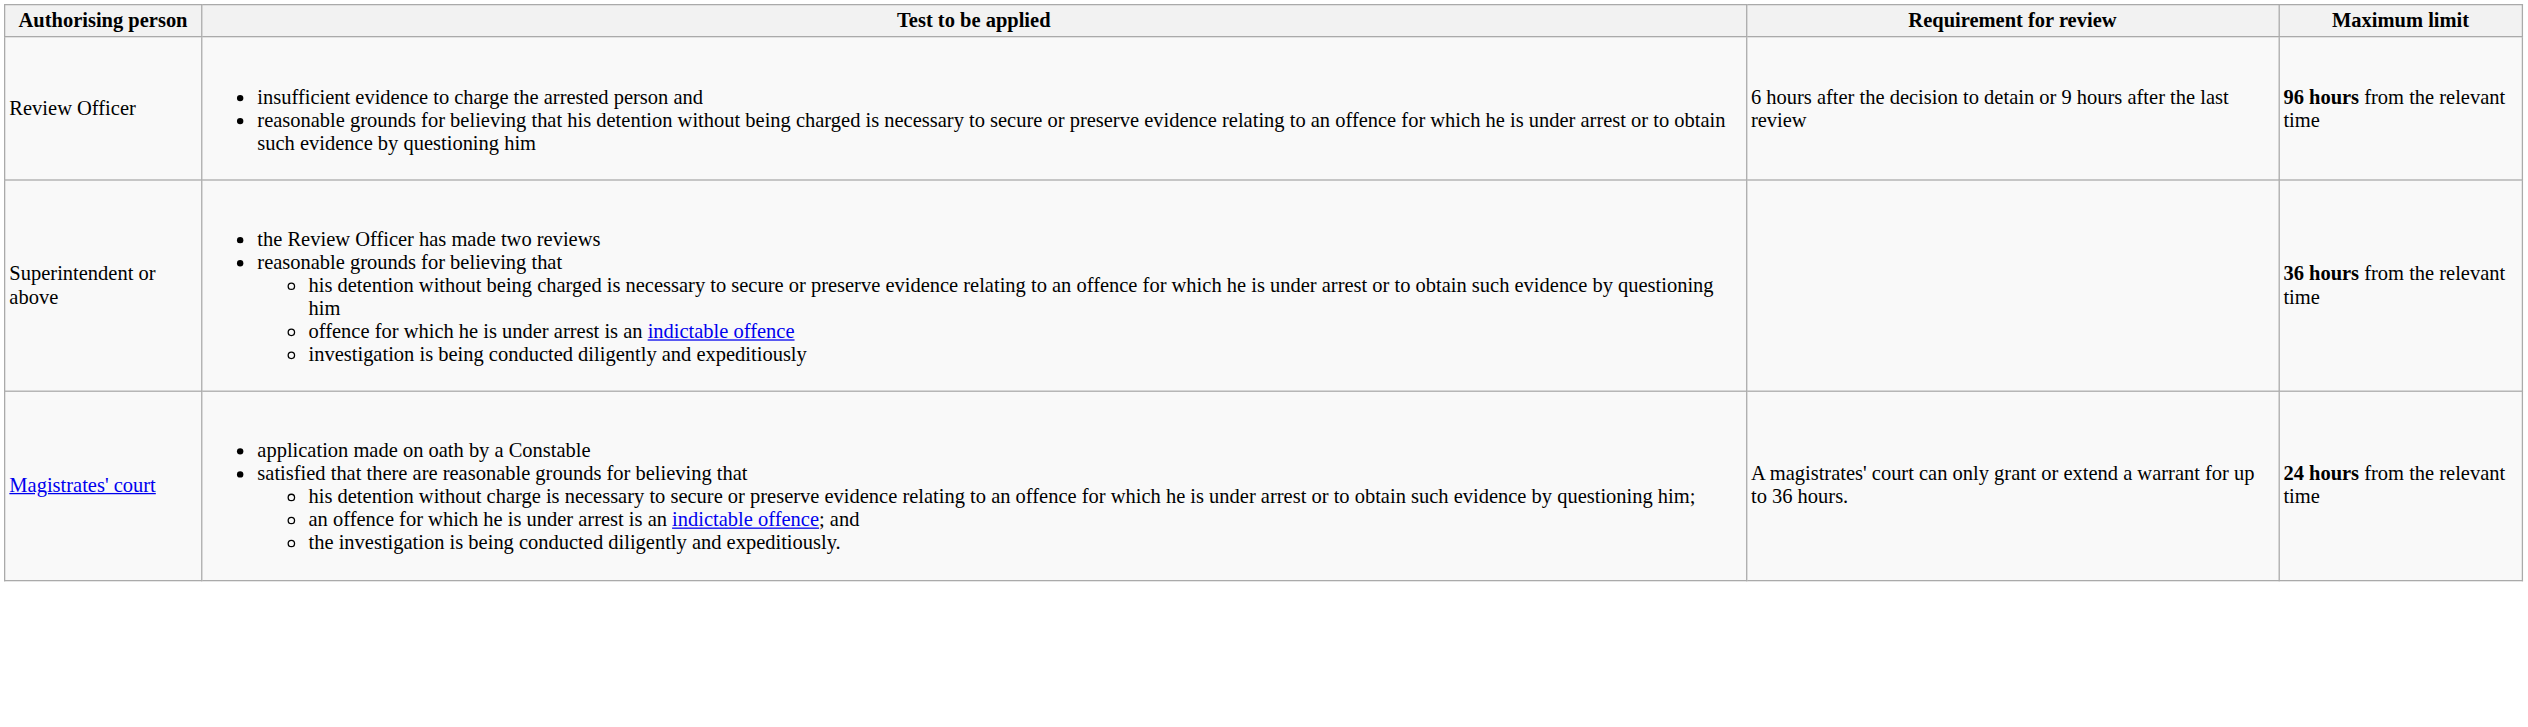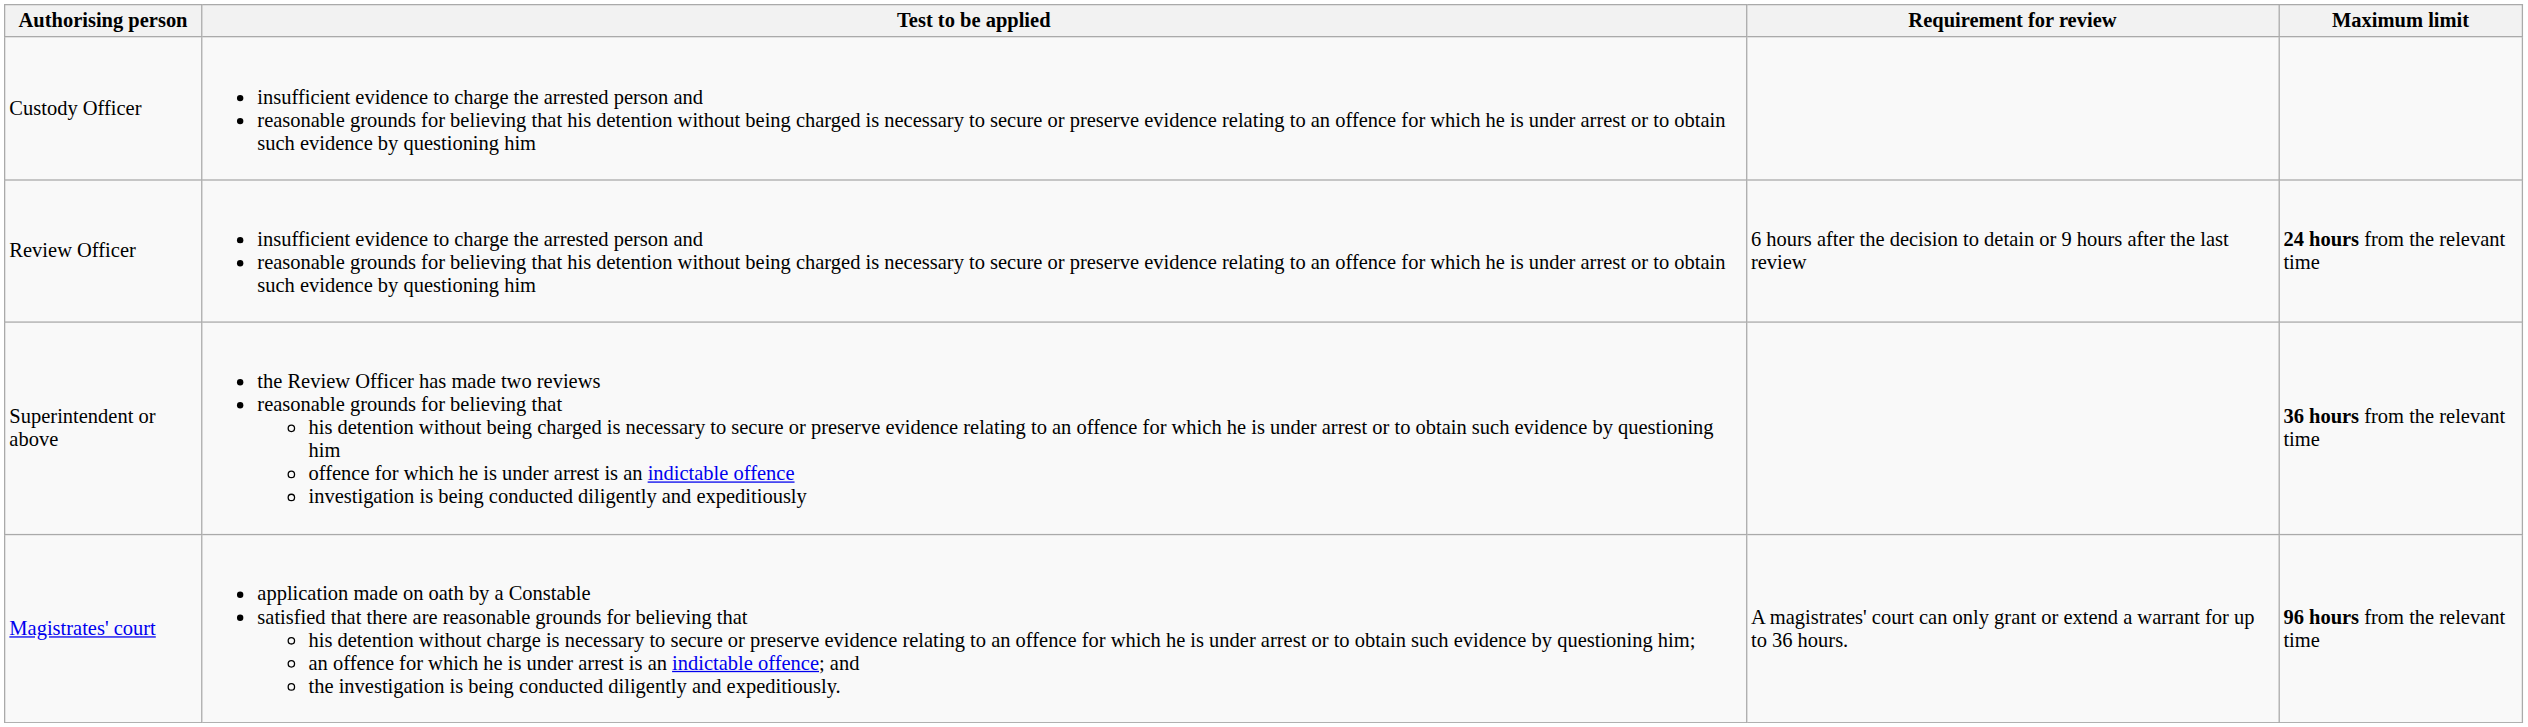+ row: (75, 108)
(2394, 108) 96 hours from the relevant time -> (2394, 250) 24 hours from the relevant time
(2394, 485) 24 hours from the relevant time -> (2394, 628) 96 hours from the relevant time
